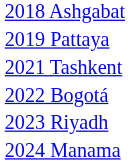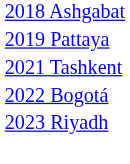- row: (63, 150)
